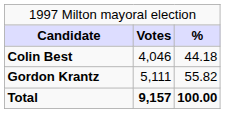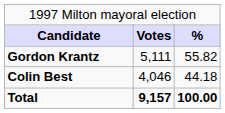rows swapped: (53, 77) <-> (40, 56)
